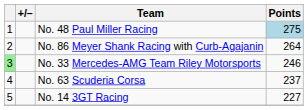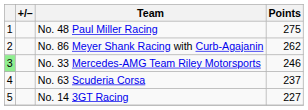(292, 30) lightblue background -> (292, 30) no background
(292, 47) 264 -> (292, 47) 262
